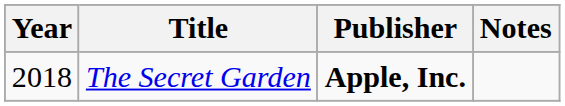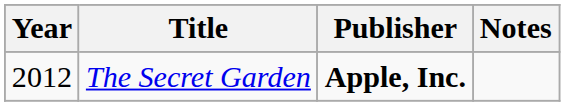(42, 76) 2018 -> (42, 76) 2012
